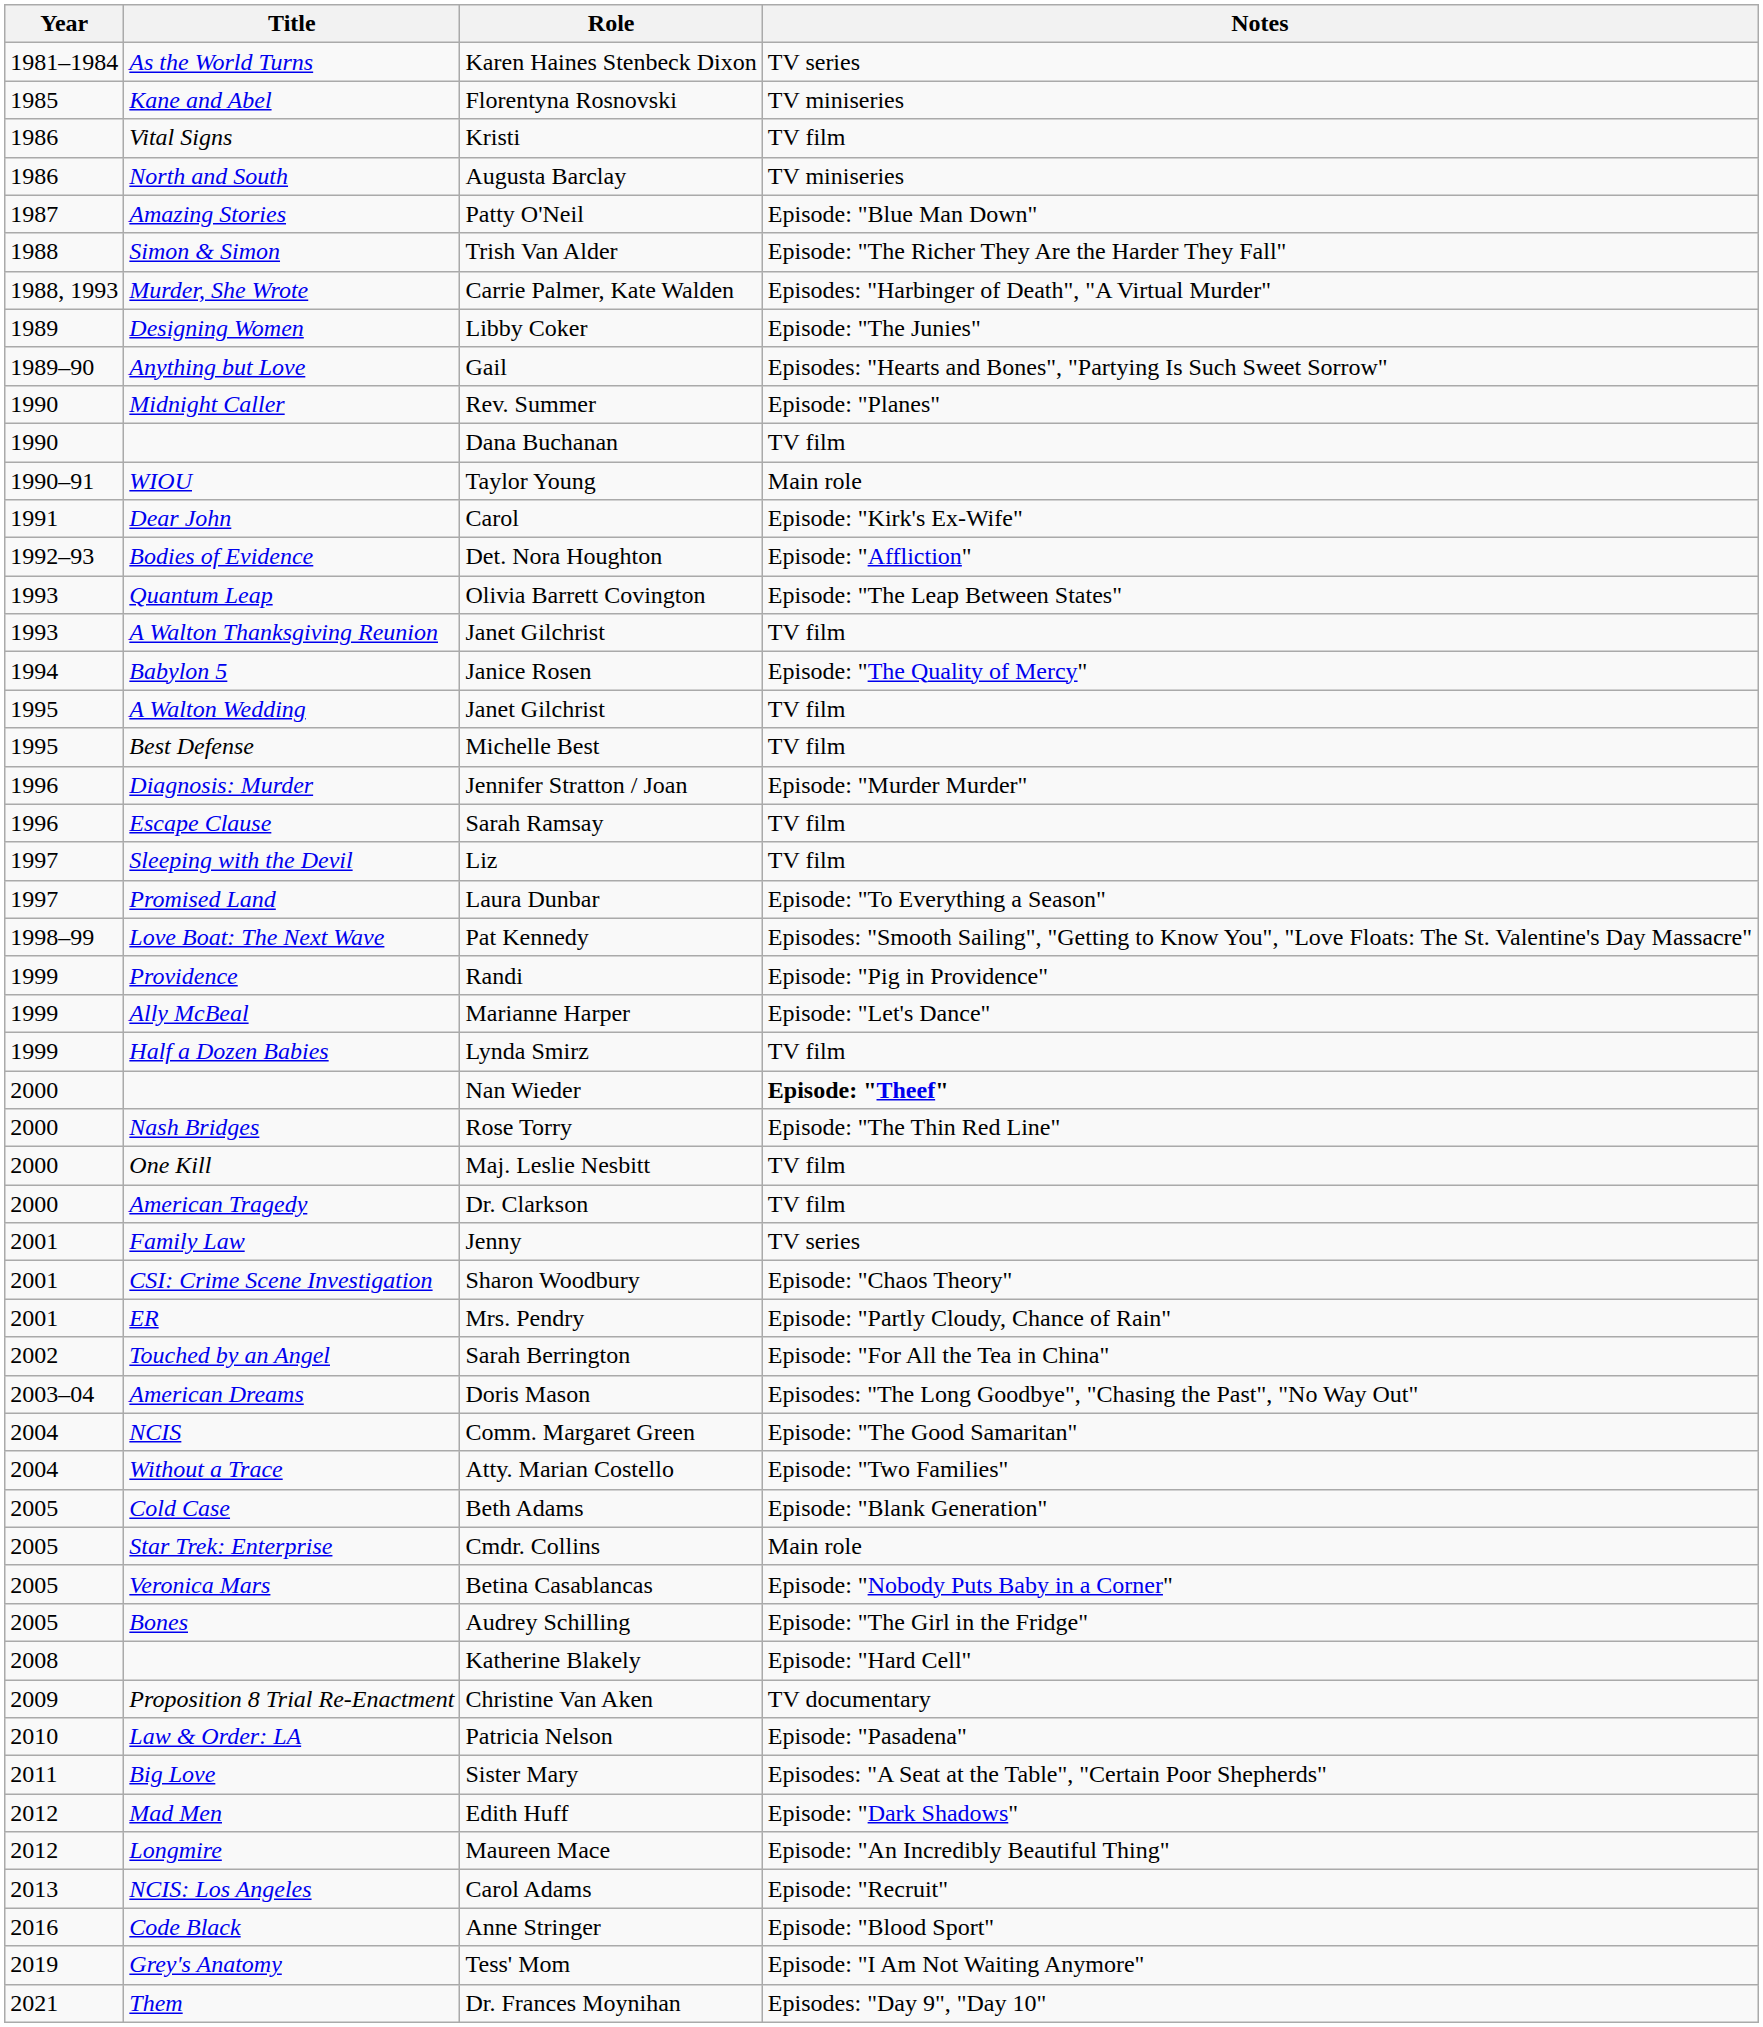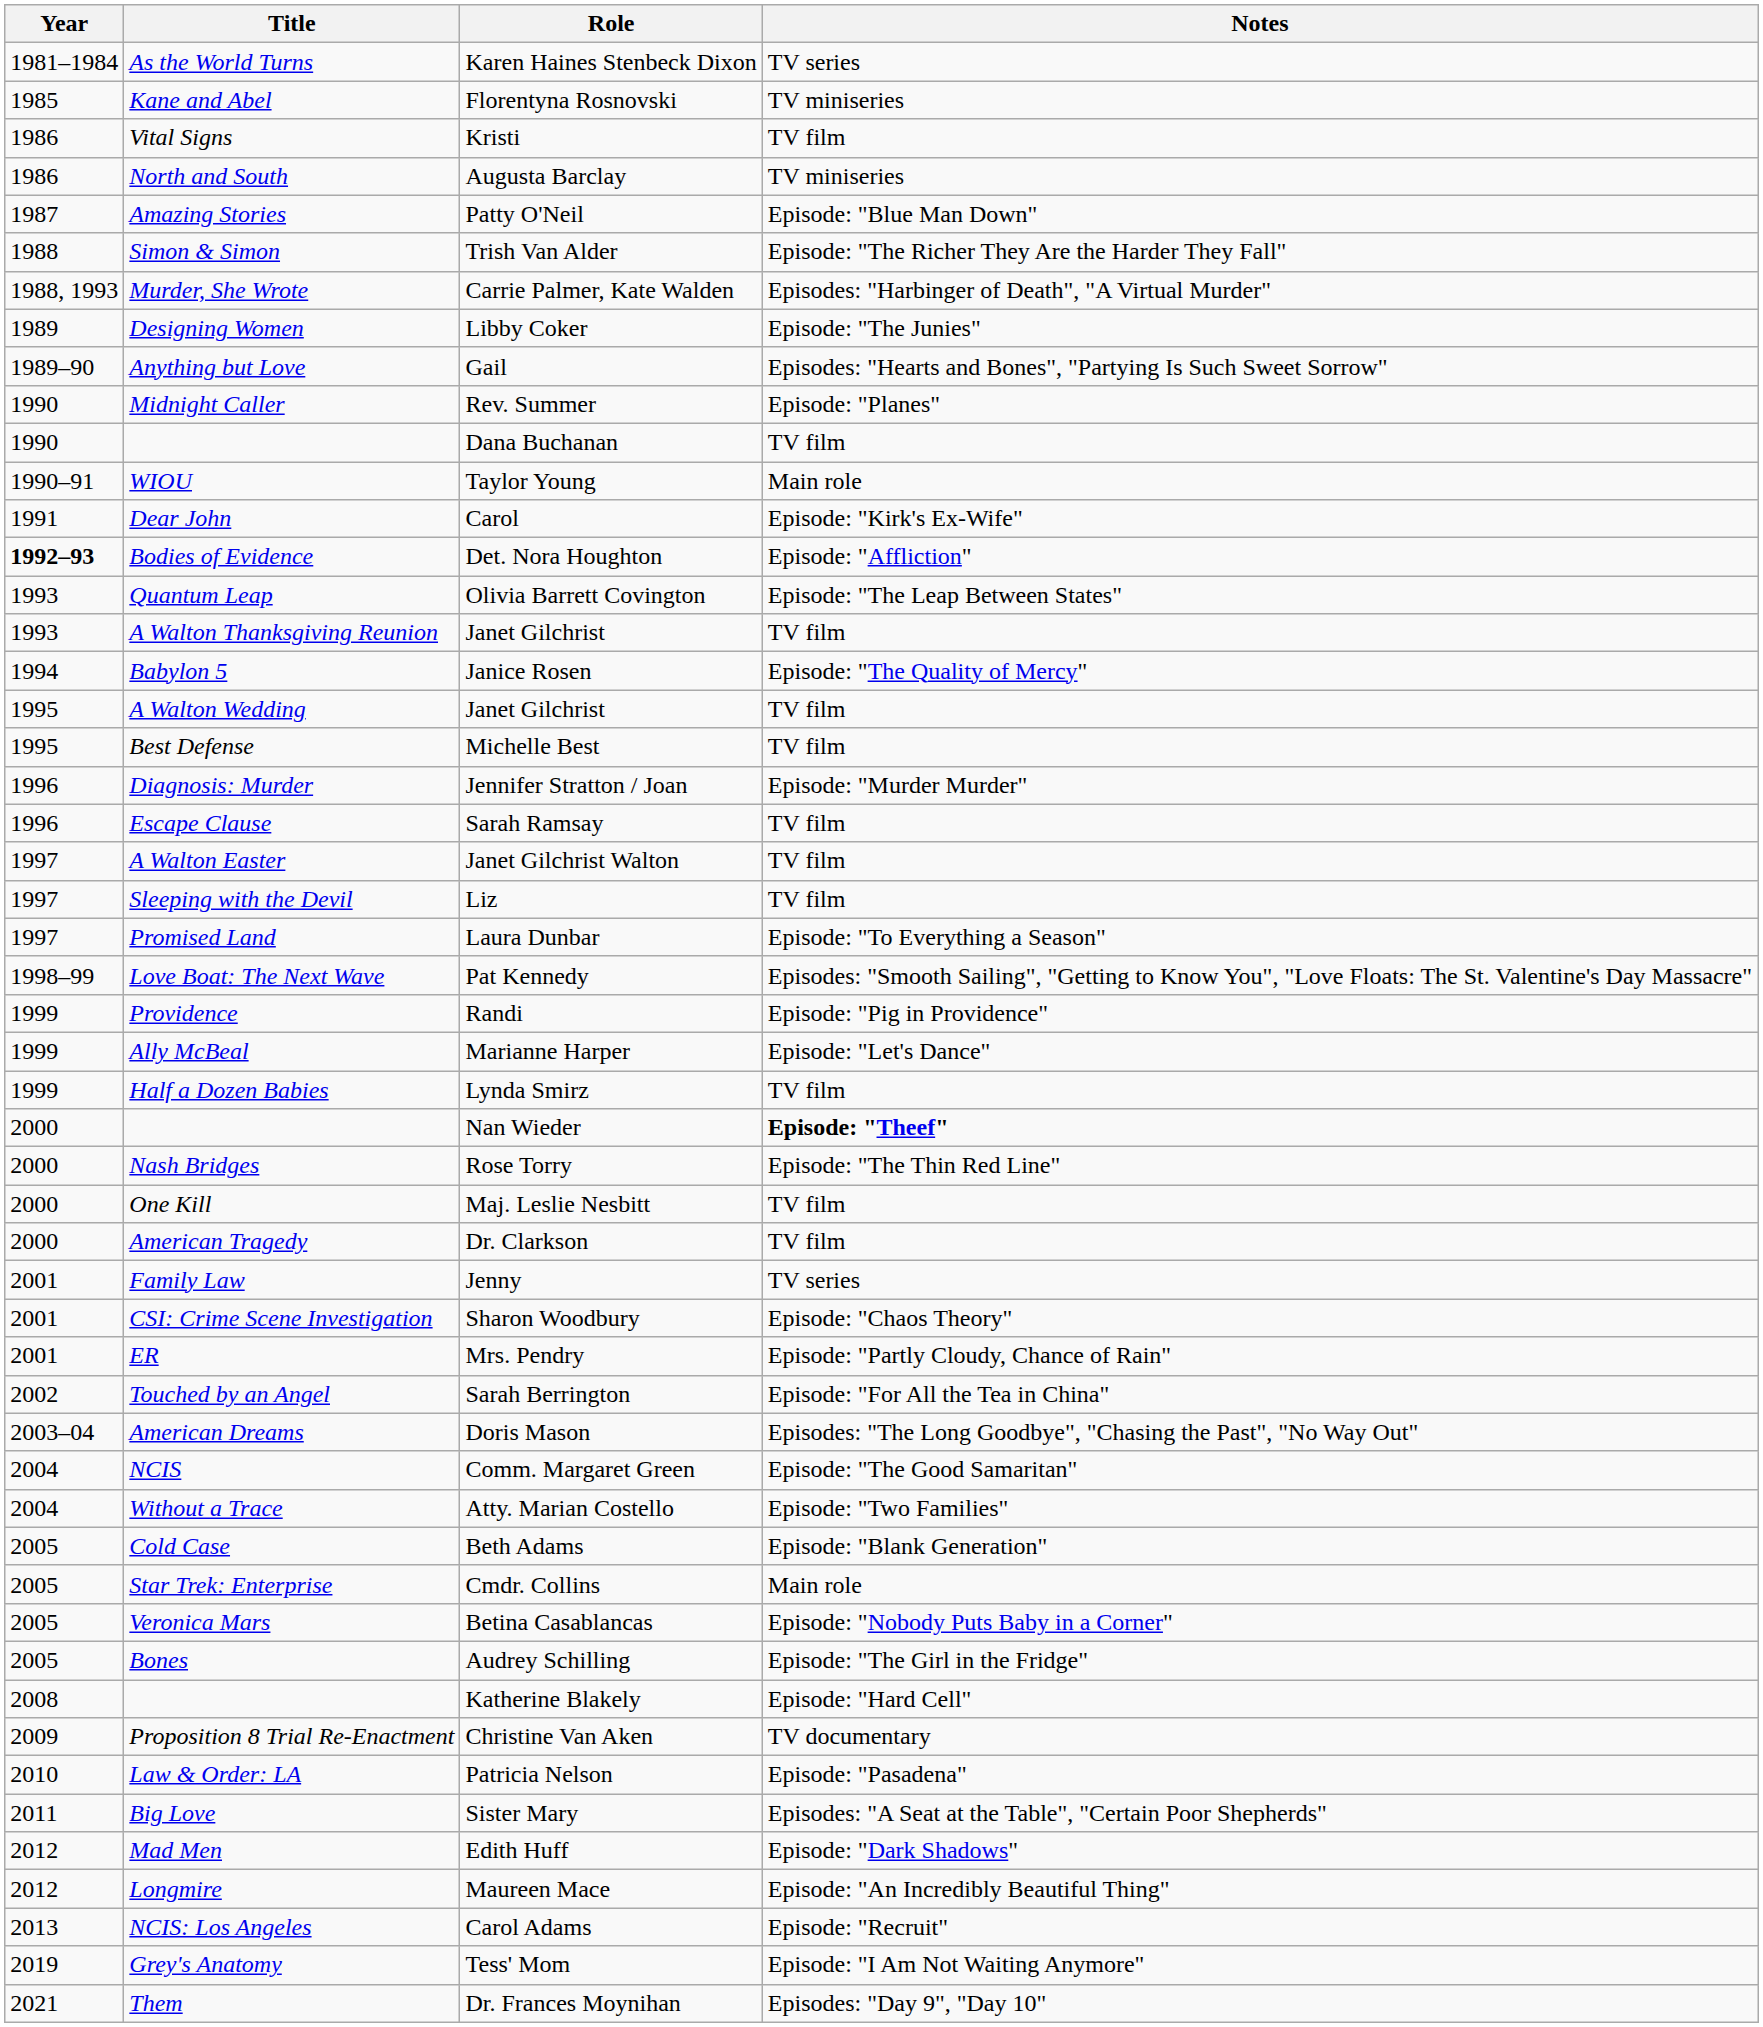(52, 556) normal -> (52, 556) bold
+ row: (207, 860)
- row: (185, 1926)
